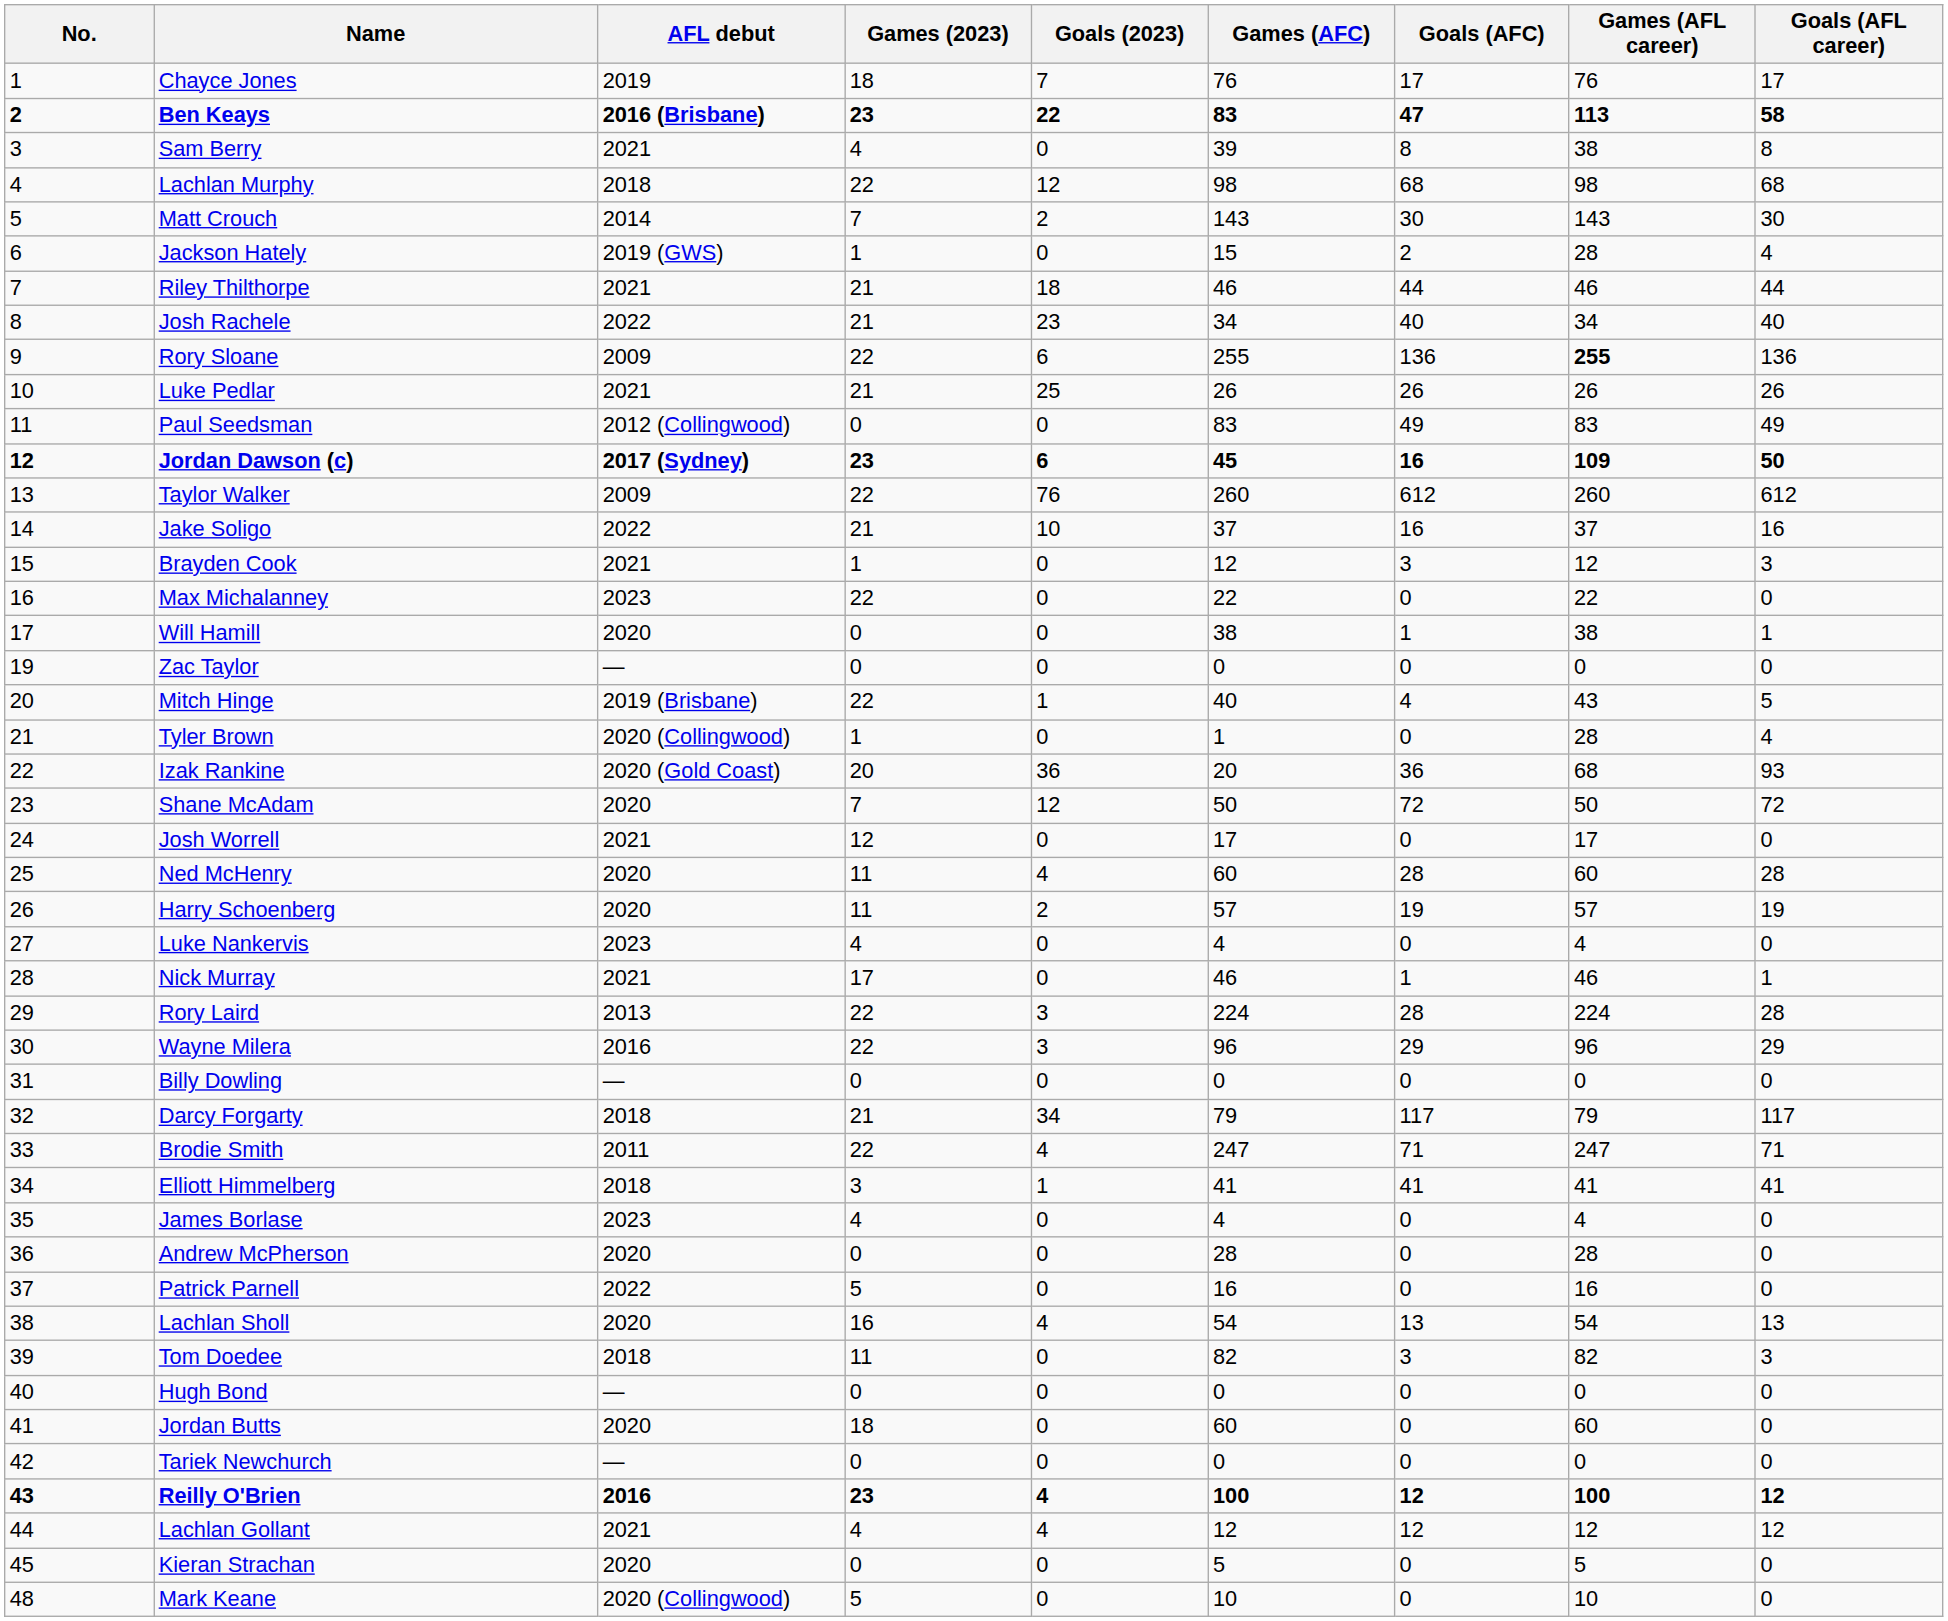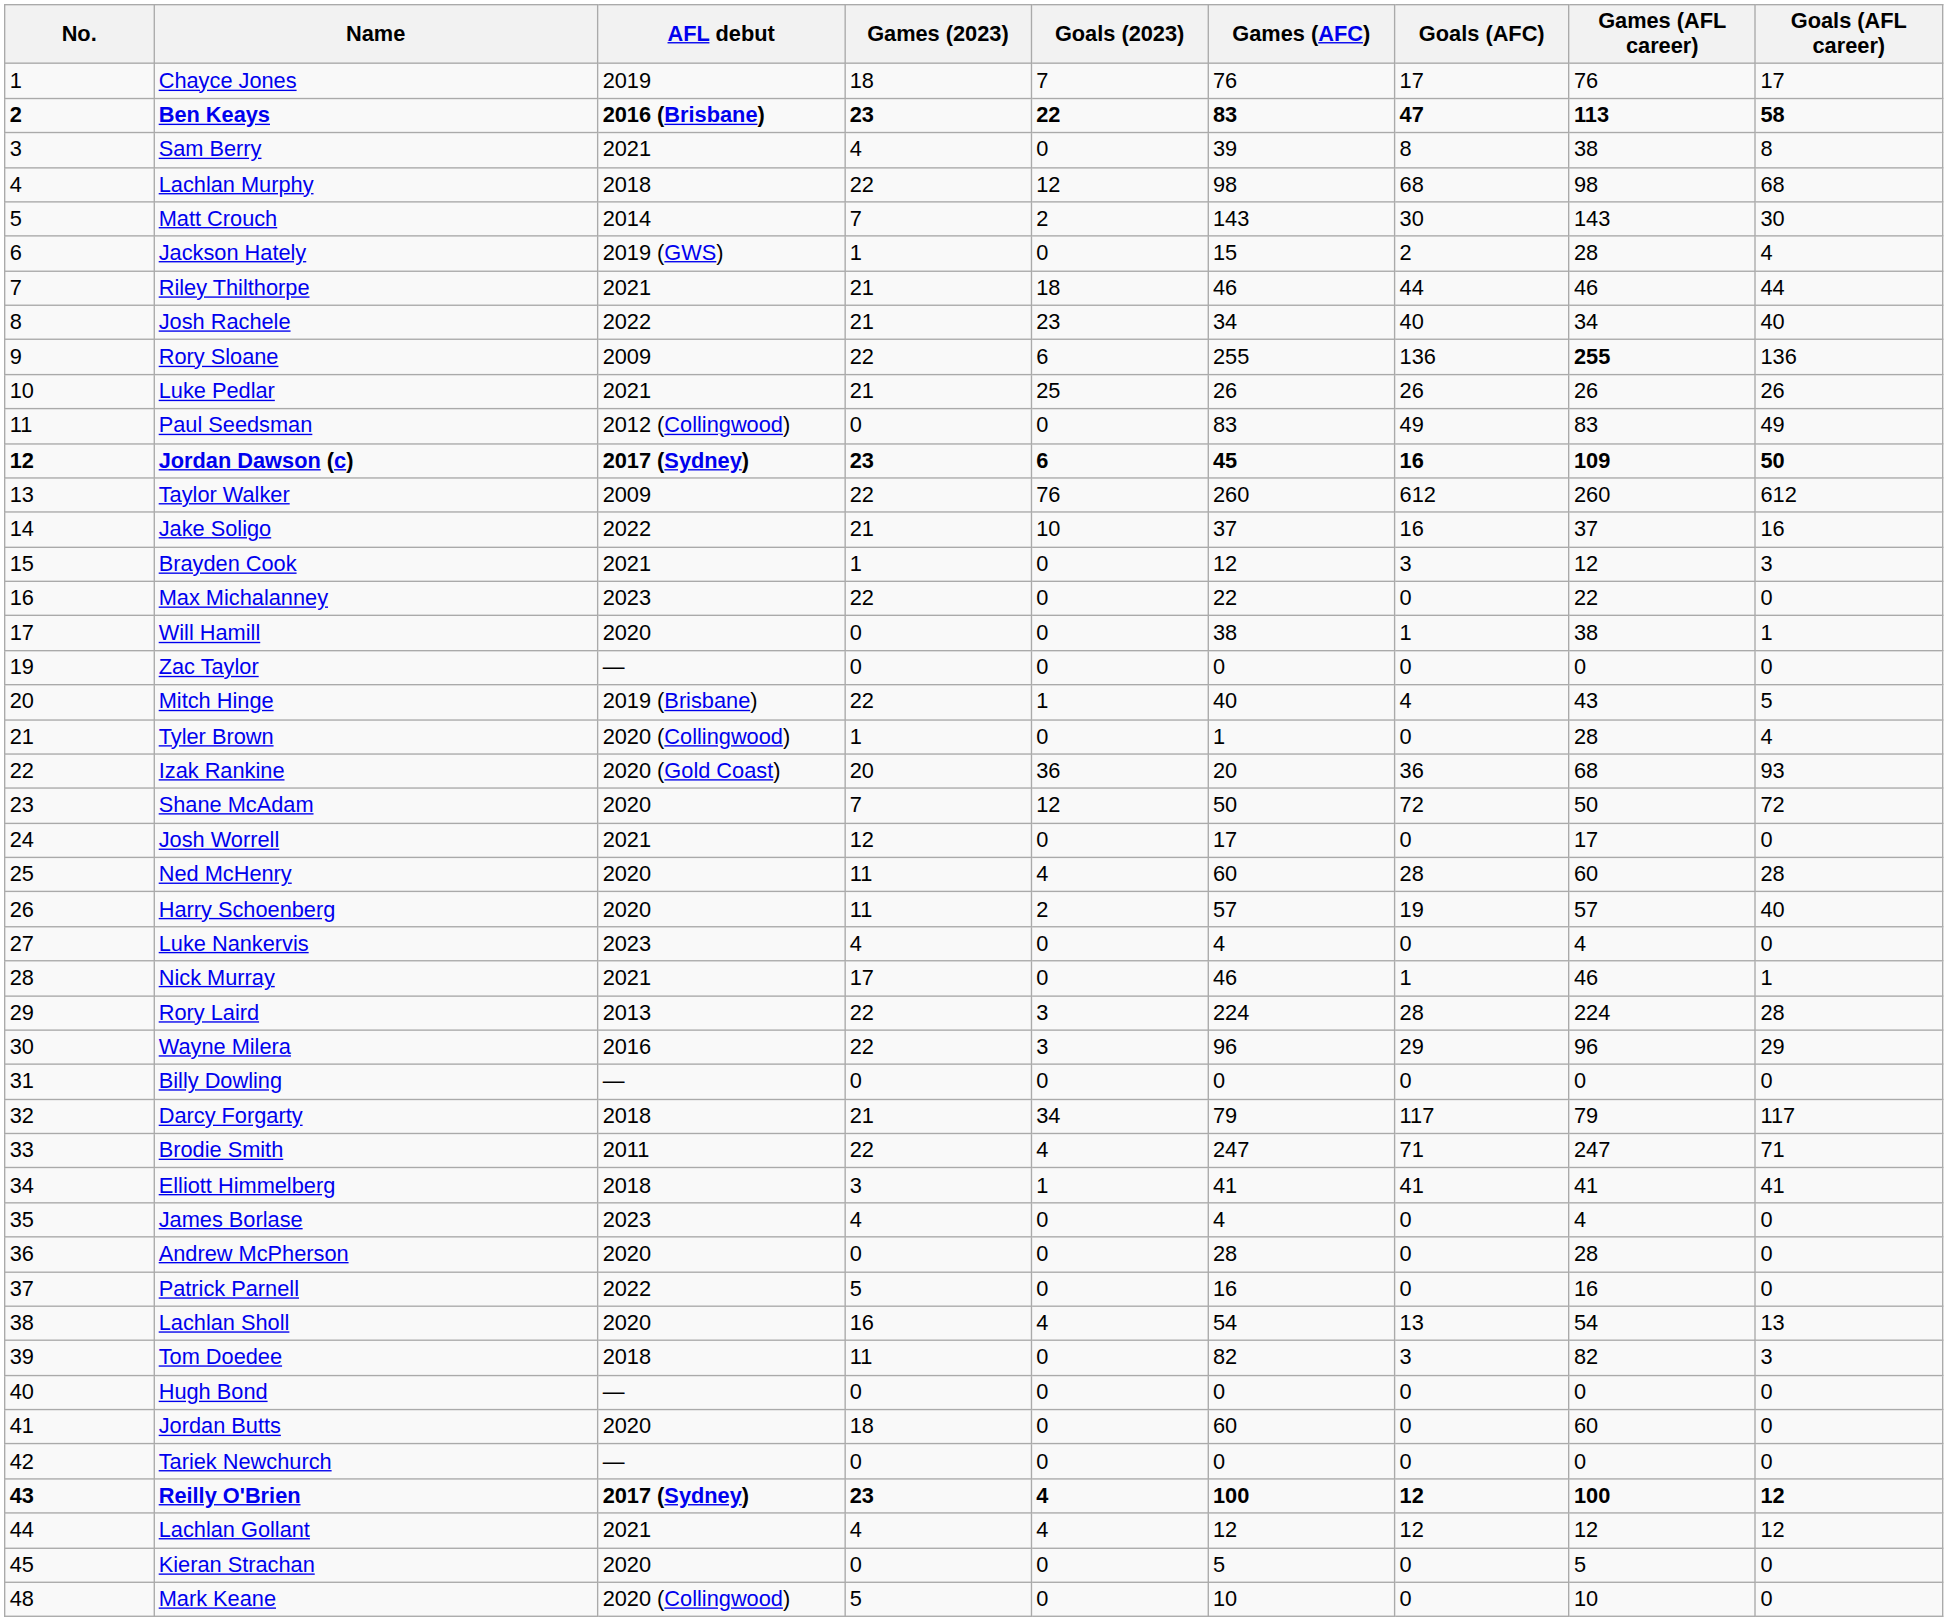(1773, 908) 19 -> (1773, 908) 40
(627, 1495) 2016 -> (676, 1495) 2017 (Sydney)
